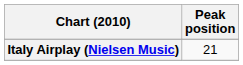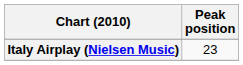(210, 49) 21 -> (210, 49) 23
